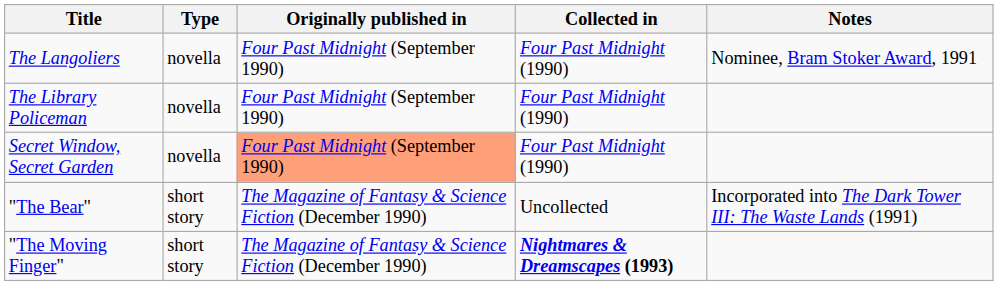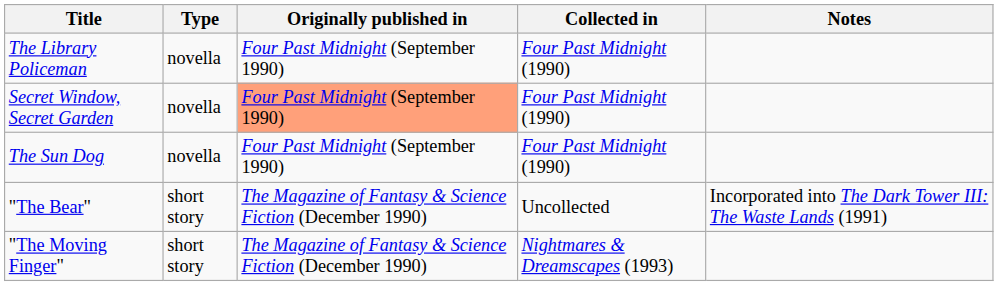- row: (64, 58)
+ row: (56, 157)
(597, 255) bold -> (597, 255) normal
